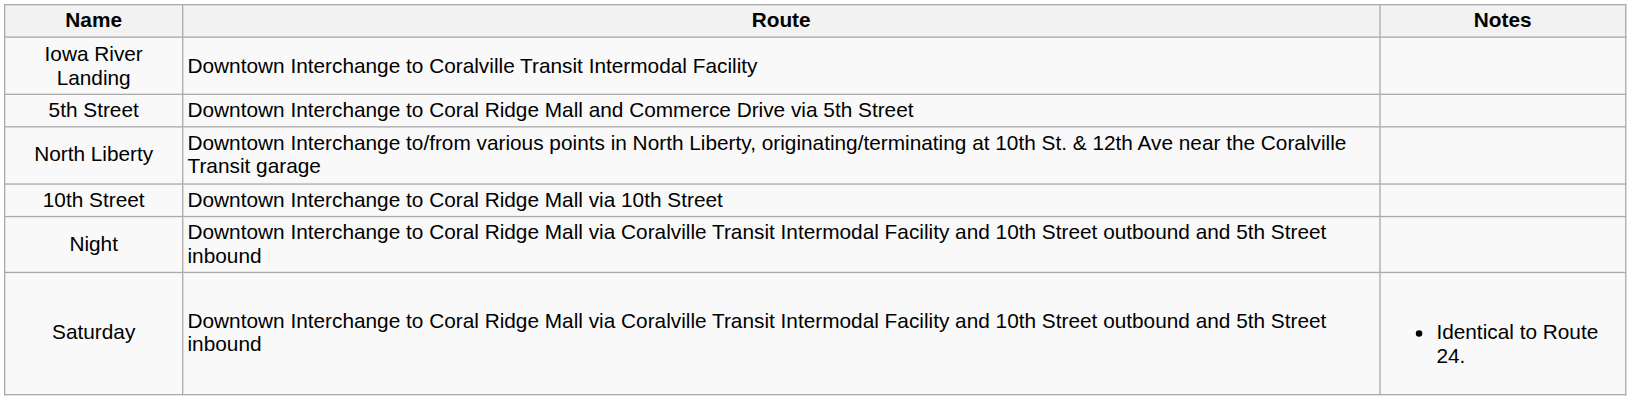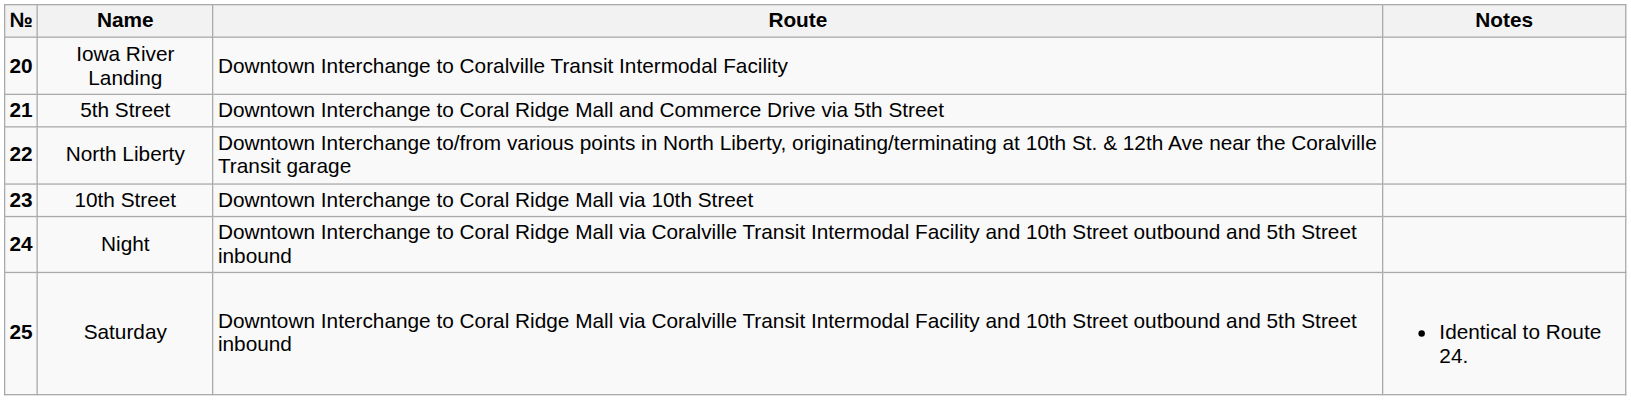+ column: (21, 20)
